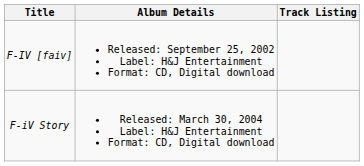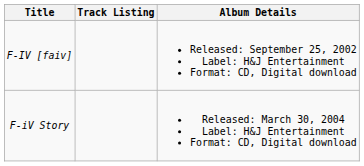columns swapped: (176, 12) <-> (318, 12)
